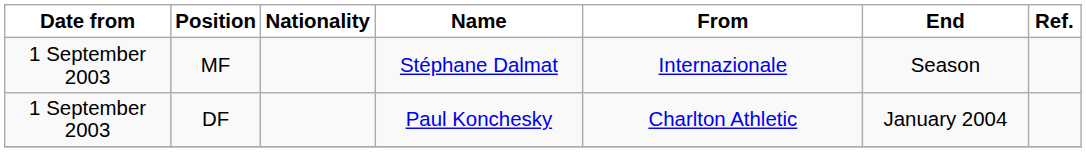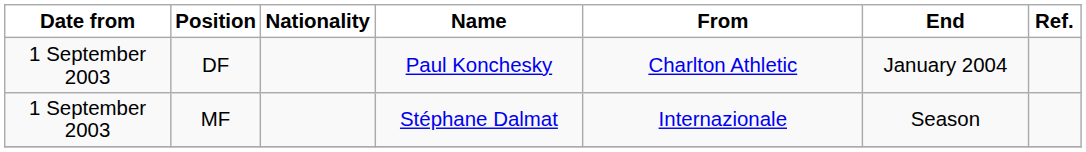rows swapped: (216, 120) <-> (216, 65)
